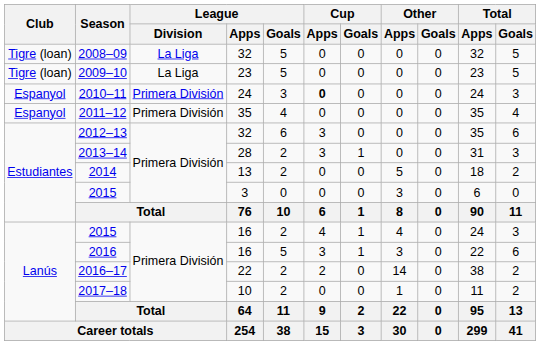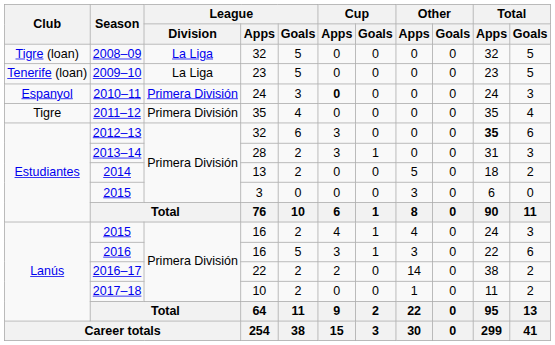(40, 73) Tigre (loan) -> (47, 73) Tenerife (loan)
(40, 113) Espanyol -> (47, 113) Tigre
(477, 133) normal -> (492, 133) bold
